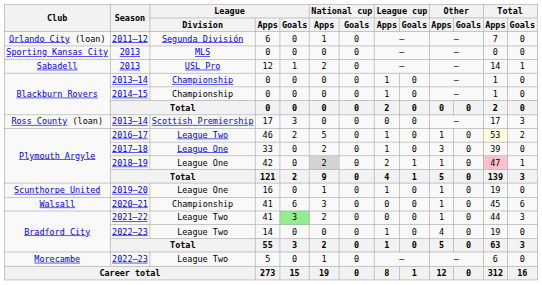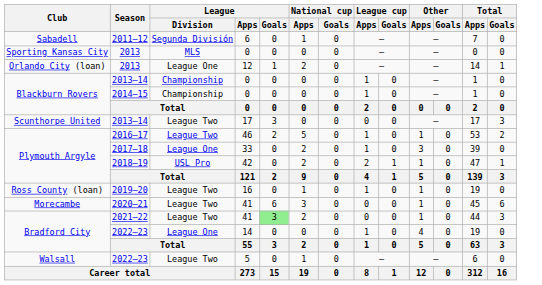(57, 39) Orlando City (loan) -> (57, 39) Sabadell
(57, 66) Sabadell -> (57, 66) Orlando City (loan)
(203, 66) USL Pro -> (192, 66) League One
(57, 121) Ross County (loan) -> (57, 121) Scunthorpe United
(203, 121) Scottish Premiership -> (192, 121) League Two
(495, 135) lightyellow background -> (475, 135) no background
(203, 163) League One -> (192, 163) USL Pro
(324, 163) lightgrey background -> (304, 163) no background
(495, 163) pink background -> (475, 163) no background
(57, 190) Scunthorpe United -> (57, 190) Ross County (loan)
(203, 190) League One -> (192, 190) League Two
(57, 204) Walsall -> (57, 204) Morecambe
(203, 204) Championship -> (192, 204) League Two
(203, 232) League Two -> (192, 232) League One
(57, 259) Morecambe -> (57, 259) Walsall
